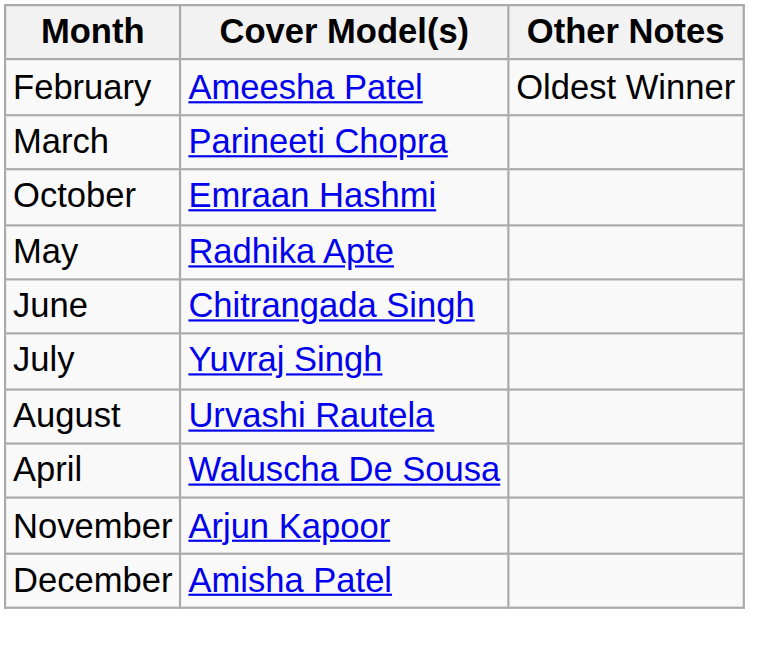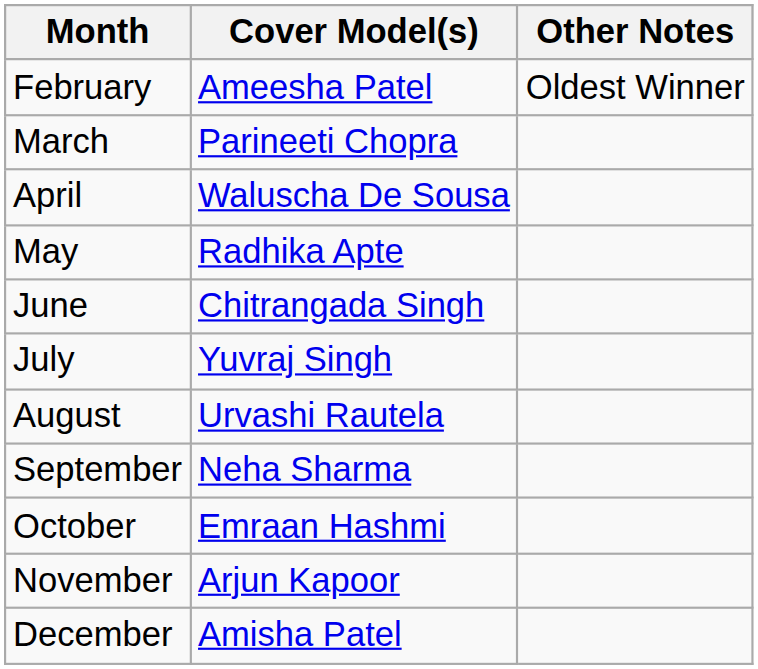rows swapped: (48, 470) <-> (75, 196)
+ row: (98, 470)
